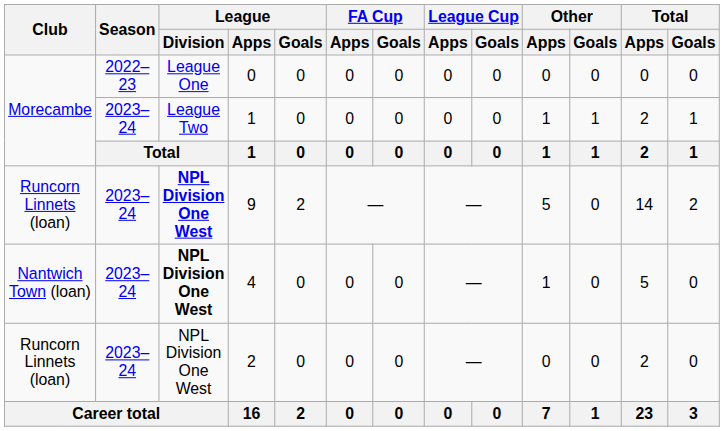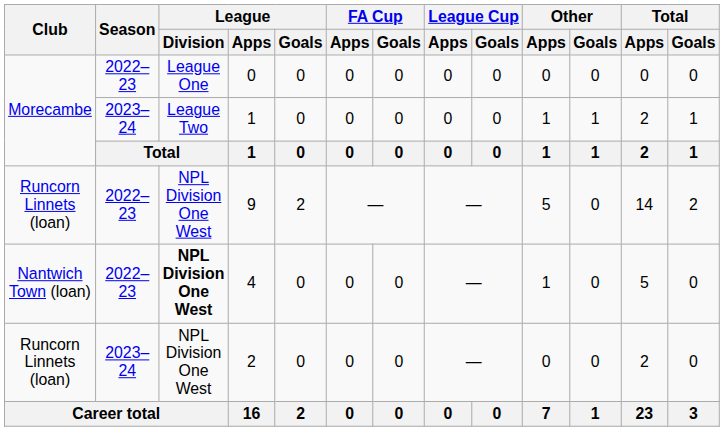(127, 205) 2023–24 -> (127, 205) 2022–23
(194, 205) bold -> (194, 205) normal
(127, 283) 2023–24 -> (127, 283) 2022–23
